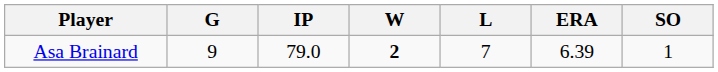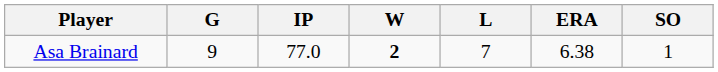(303, 51) 79.0 -> (303, 51) 77.0
(577, 51) 6.39 -> (577, 51) 6.38
